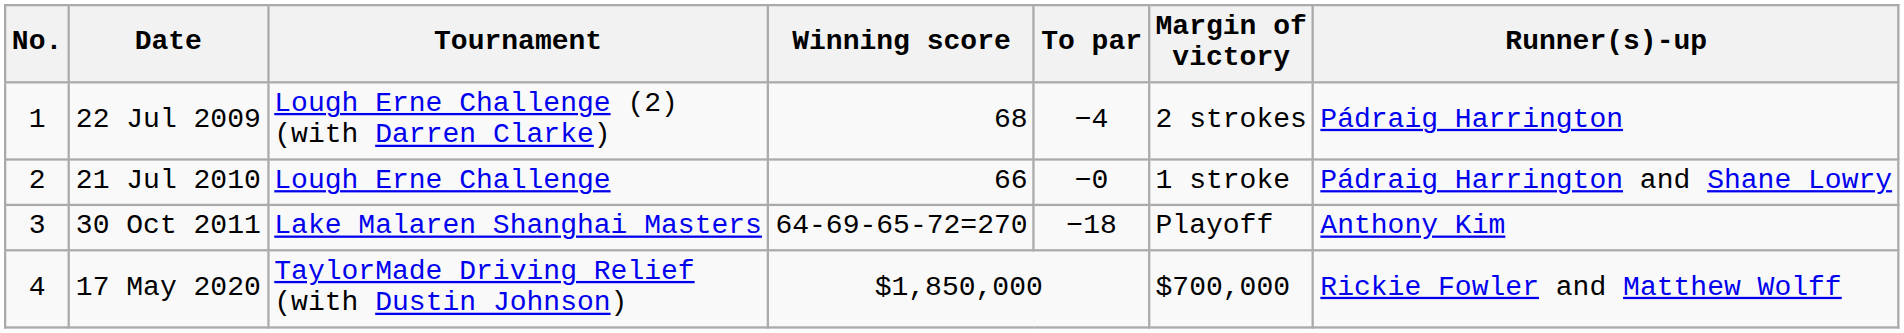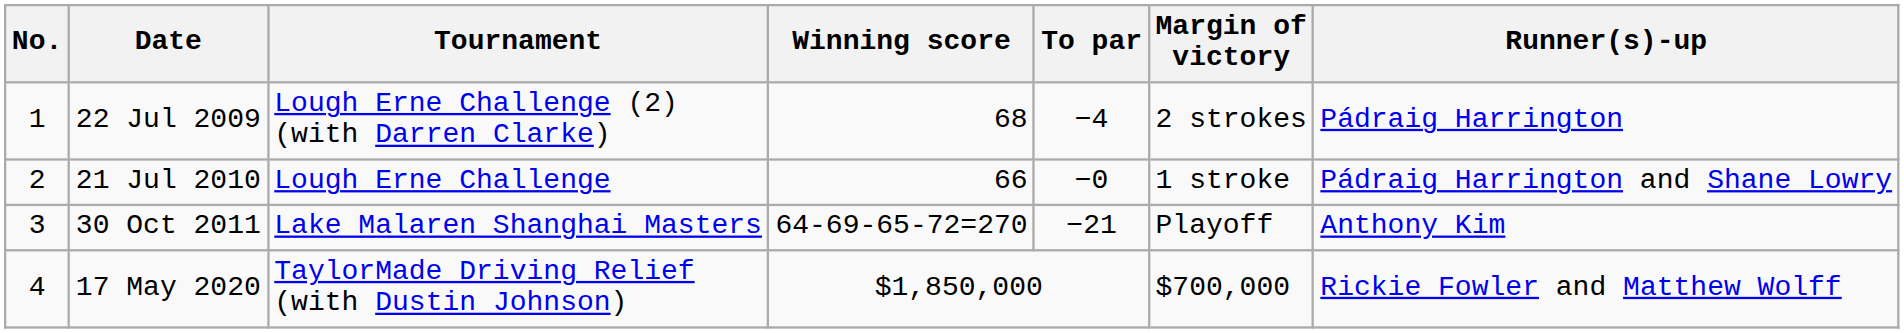(1092, 227) −18 -> (1092, 227) −21
